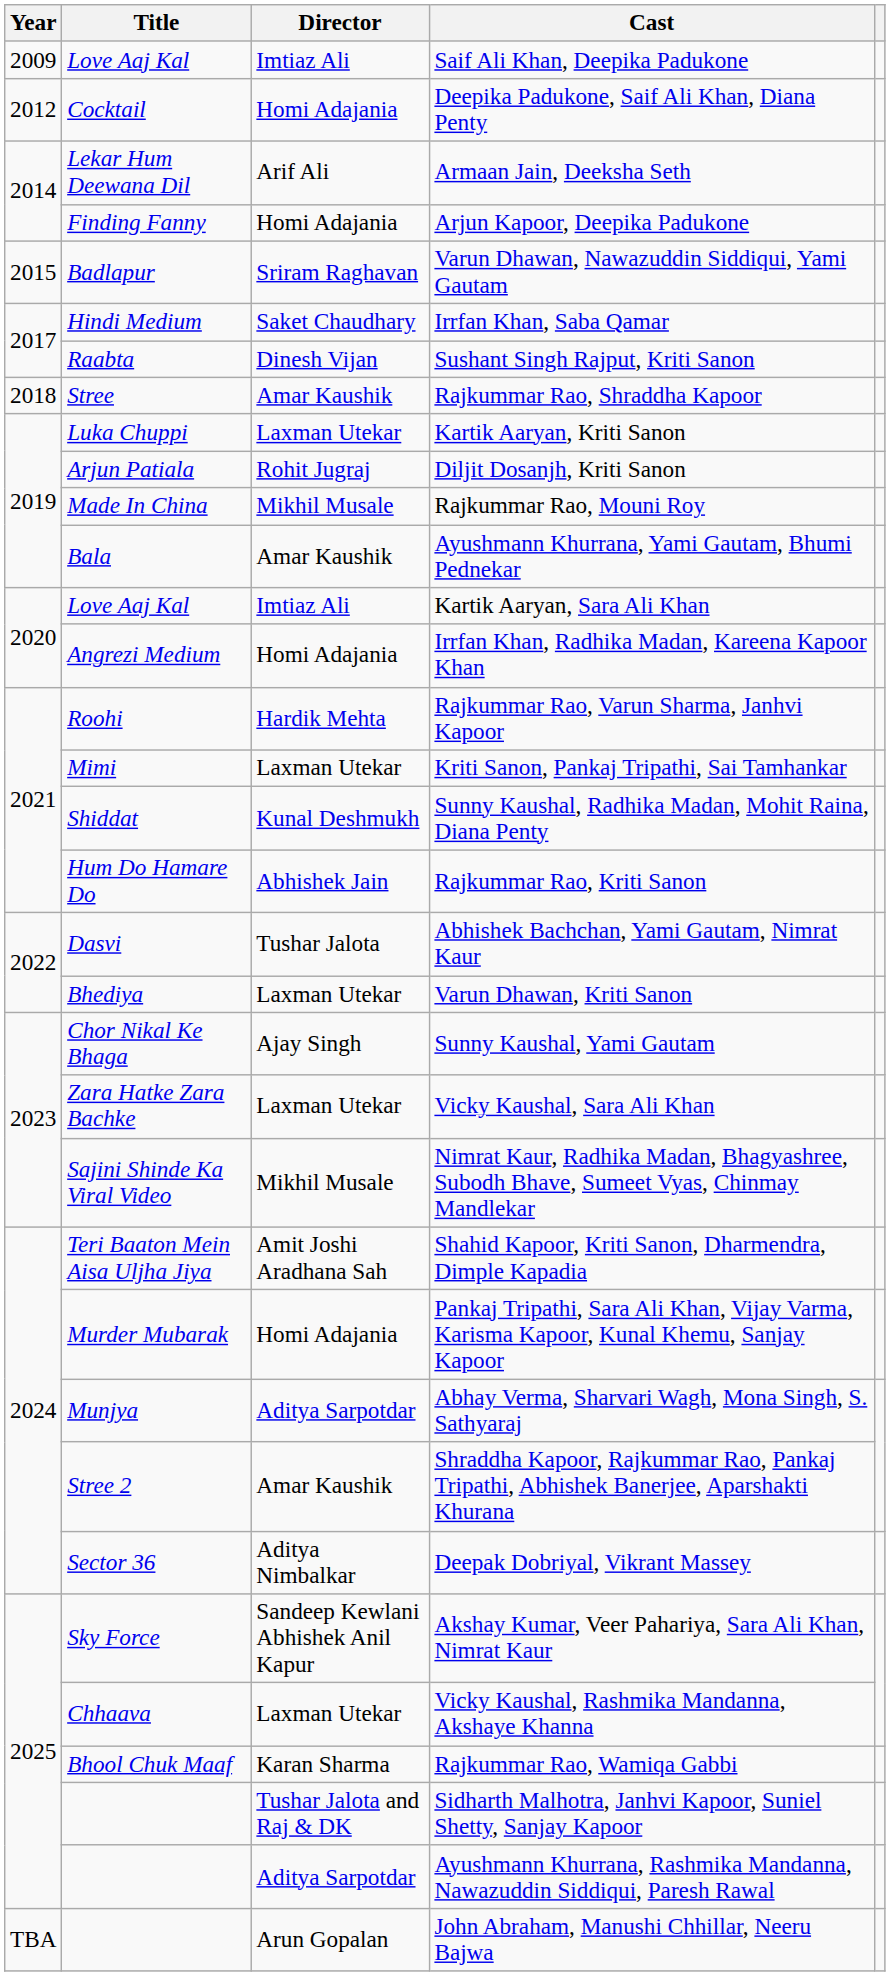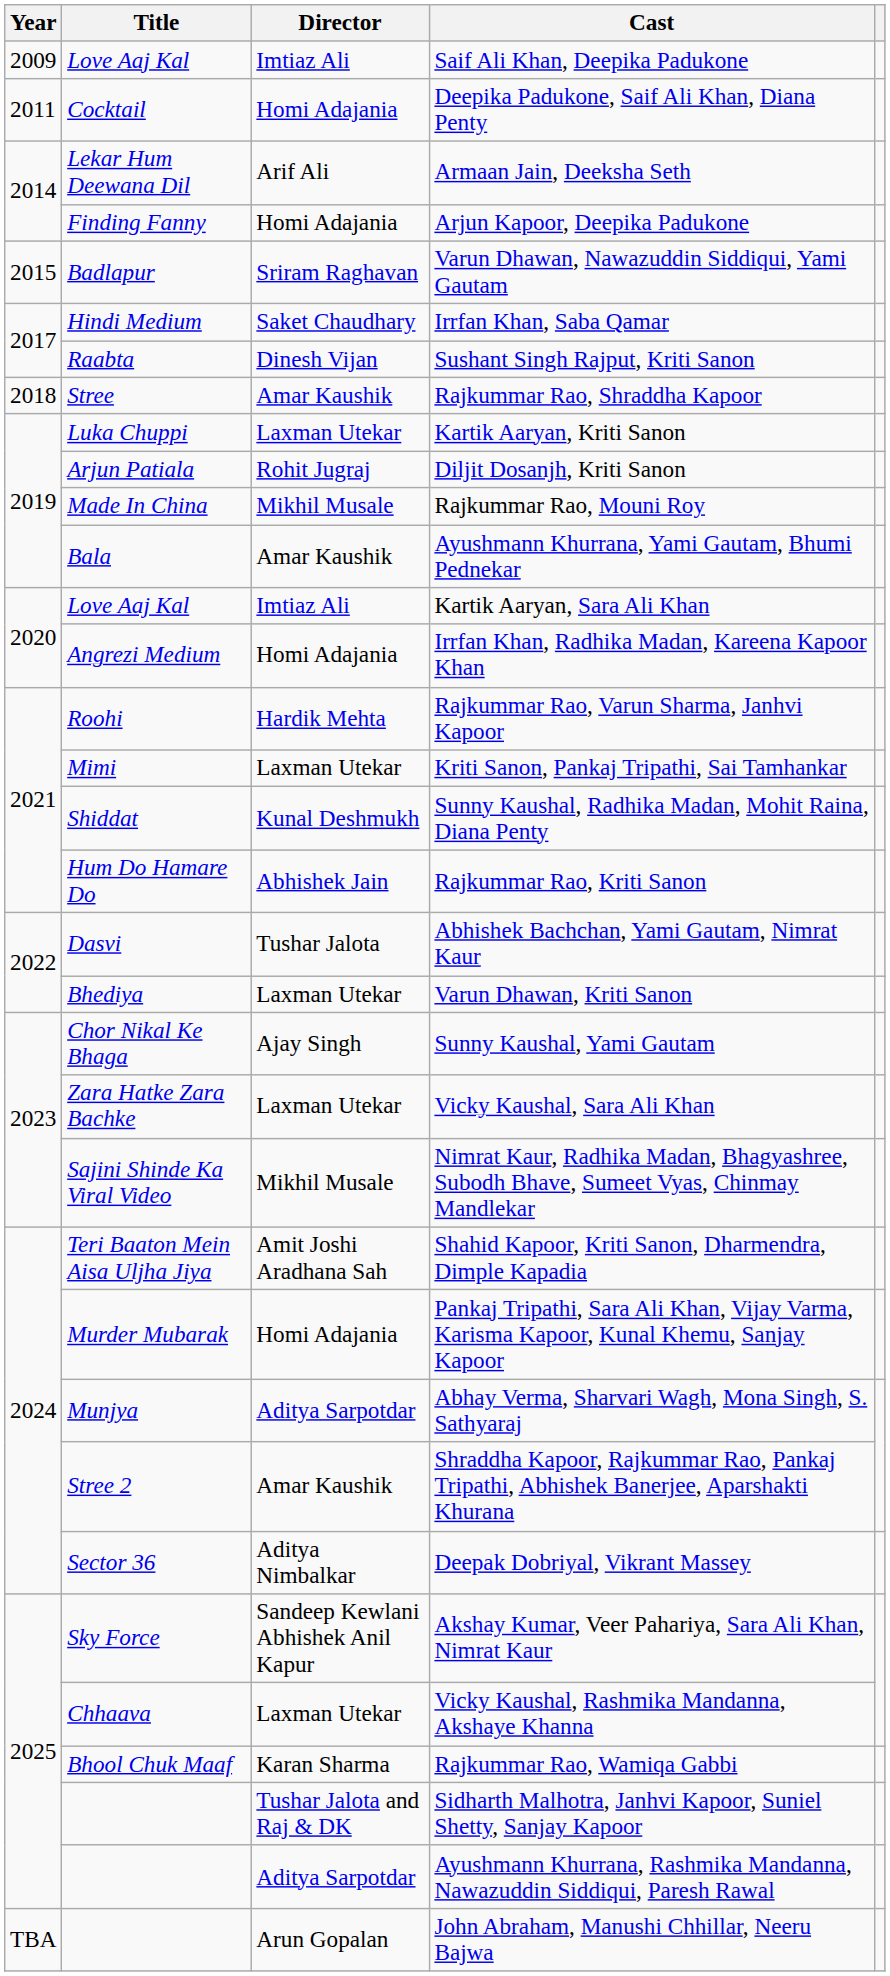(33, 109) 2012 -> (33, 109) 2011
